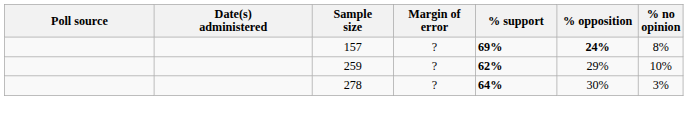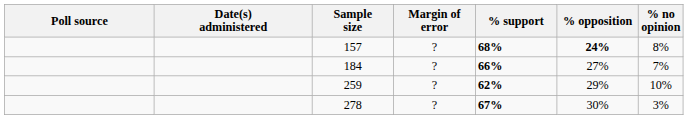(490, 47) 69% -> (490, 47) 68%
+ row: (353, 66)
(490, 85) 64% -> (490, 104) 67%
